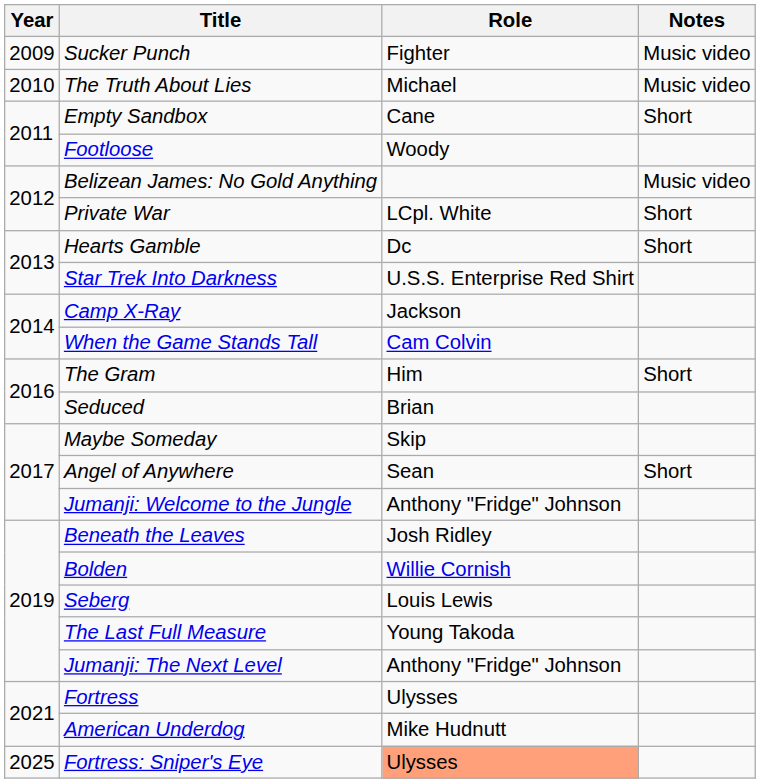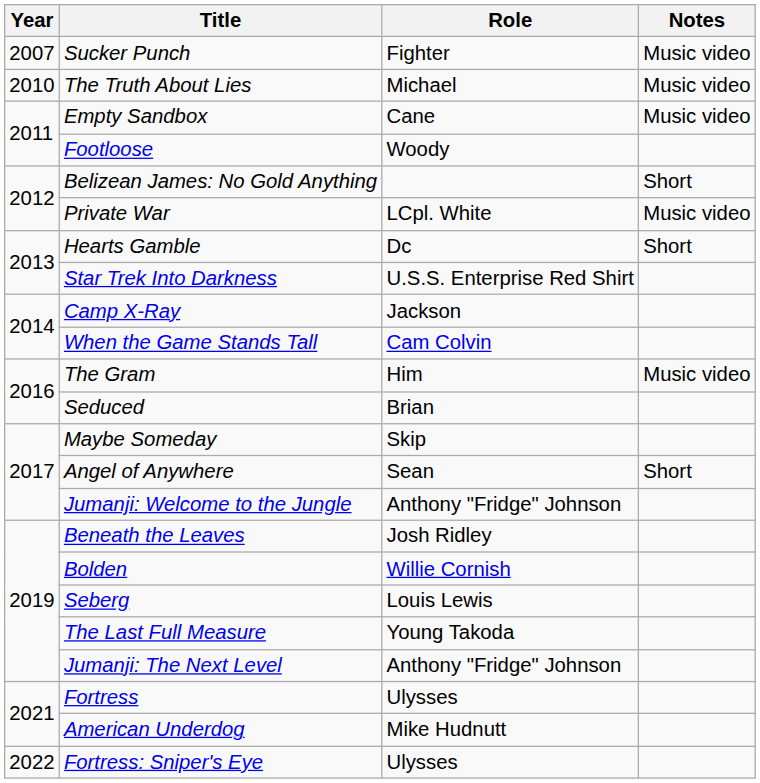(32, 52) 2009 -> (32, 52) 2007
(667, 117) Short -> (697, 117) Music video
(697, 181) Music video -> (667, 181) Short
(667, 213) Short -> (697, 213) Music video
(667, 375) Short -> (697, 375) Music video
(32, 761) 2025 -> (32, 761) 2022
(422, 761) lightsalmon background -> (422, 761) no background
